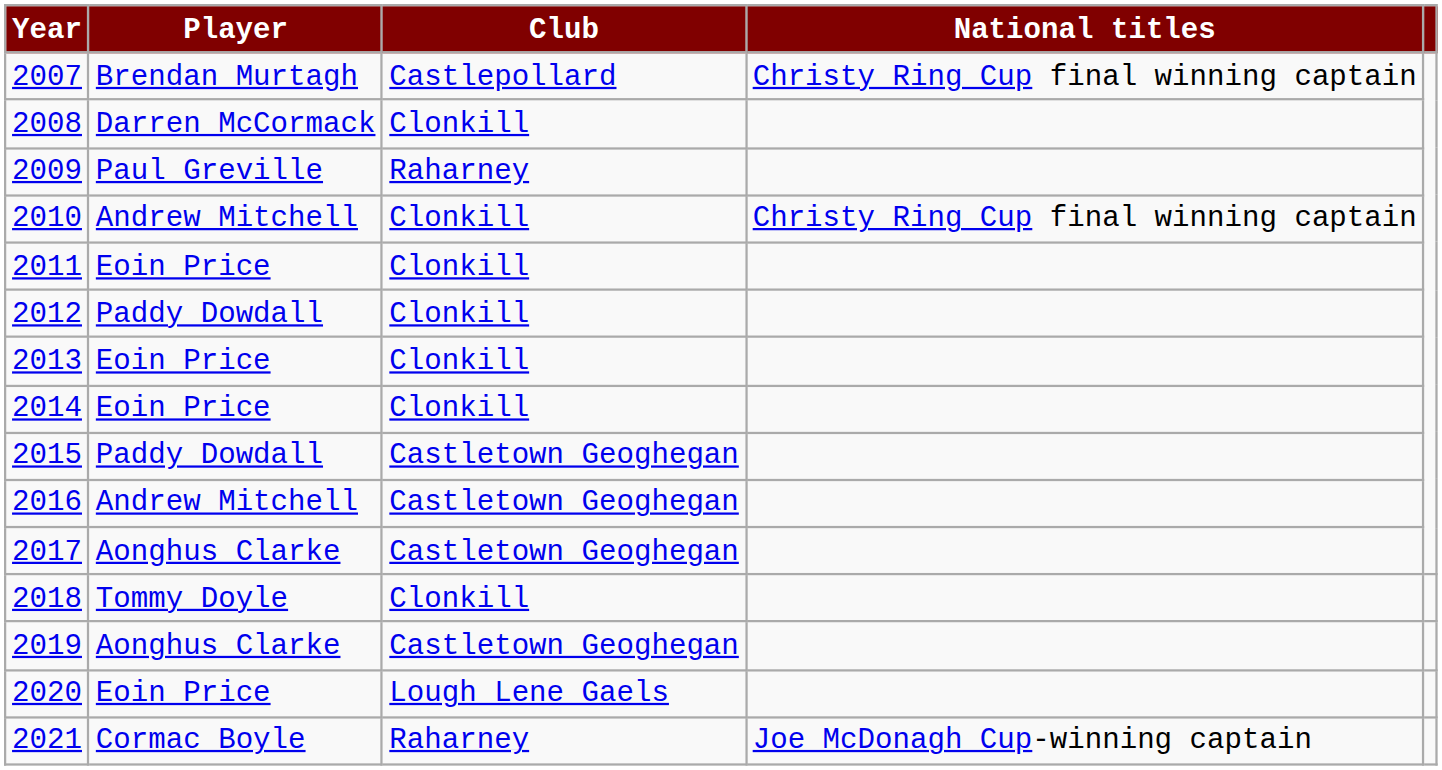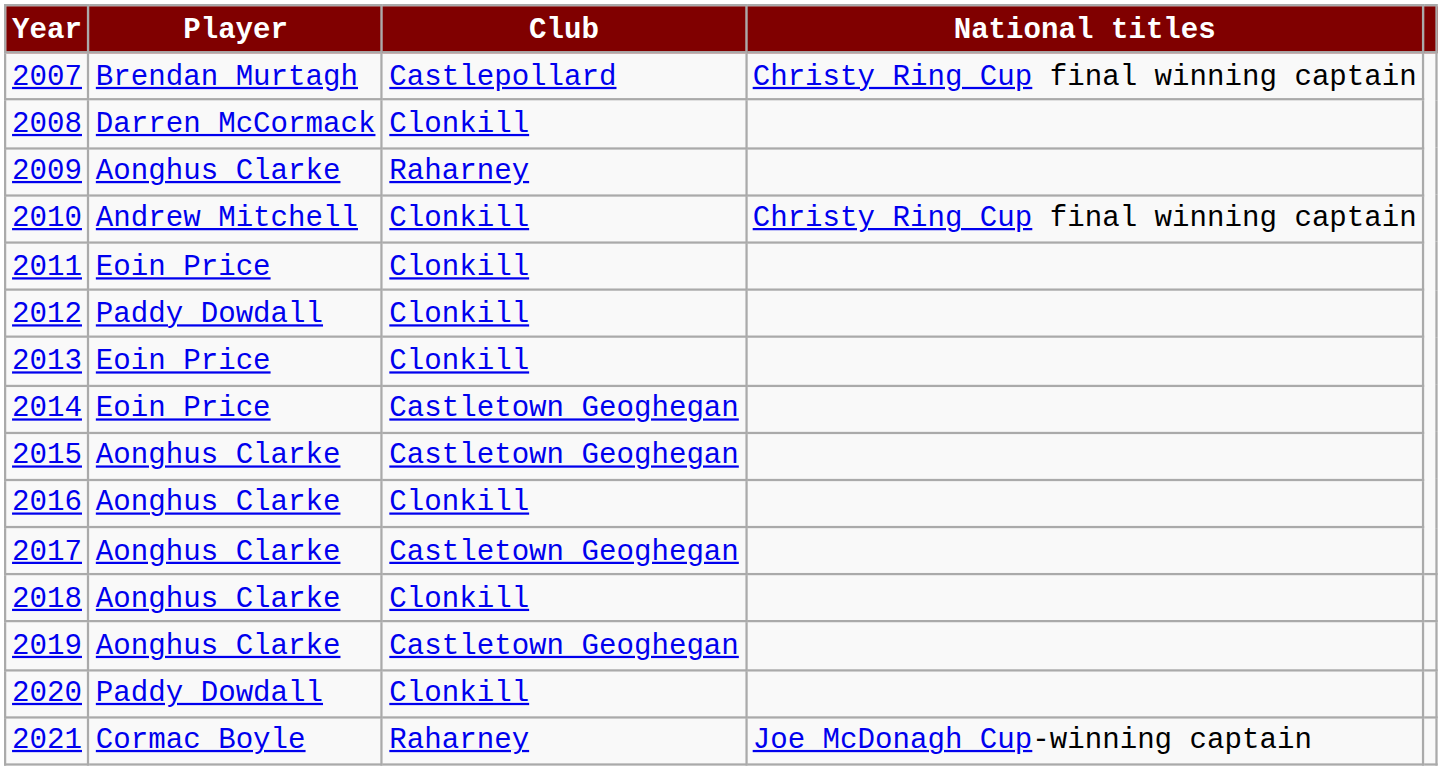(209, 171) Paul Greville -> (218, 171) Aonghus Clarke
(459, 409) Clonkill -> (564, 409) Castletown Geoghegan
(209, 456) Paddy Dowdall -> (218, 456) Aonghus Clarke
(227, 503) Andrew Mitchell -> (218, 503) Aonghus Clarke
(564, 503) Castletown Geoghegan -> (459, 503) Clonkill
(192, 598) Tommy Doyle -> (218, 598) Aonghus Clarke
(183, 693) Eoin Price -> (209, 693) Paddy Dowdall
(529, 693) Lough Lene Gaels -> (459, 693) Clonkill
